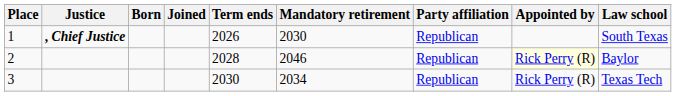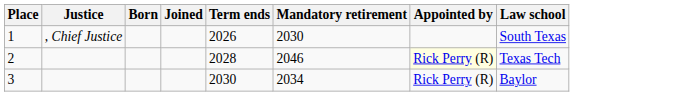- column: (463, 15)
(85, 36) bold -> (84, 36) normal
(620, 58) Baylor -> (530, 58) Texas Tech
(632, 79) Texas Tech -> (518, 79) Baylor
